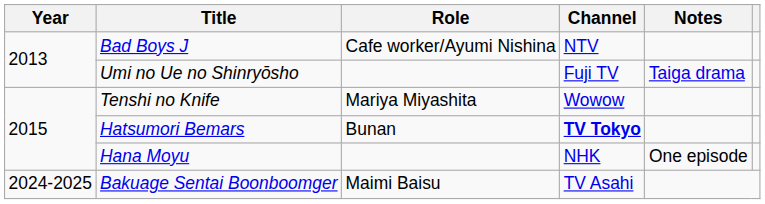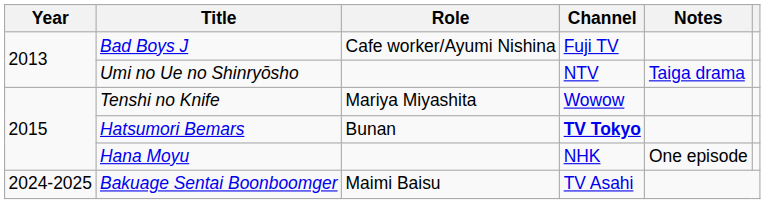(581, 45) NTV -> (591, 45) Fuji TV
(591, 73) Fuji TV -> (581, 73) NTV
